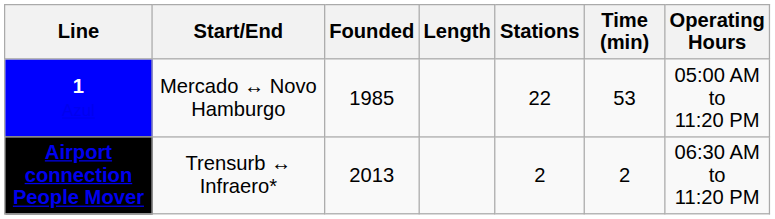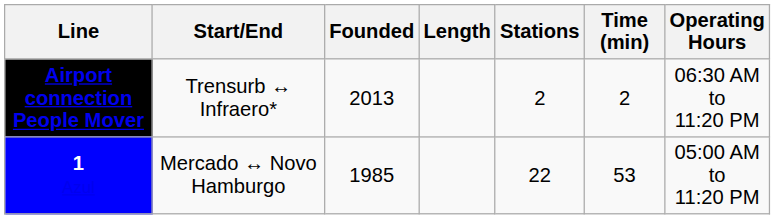rows swapped: (78, 97) <-> (78, 175)
